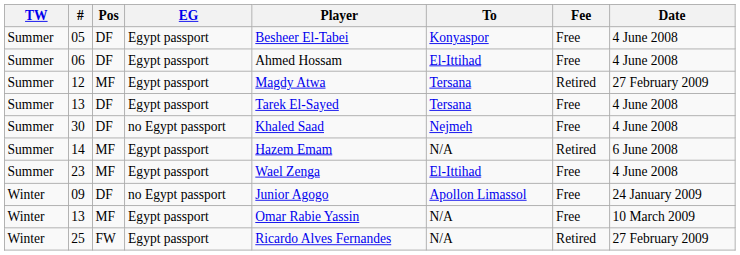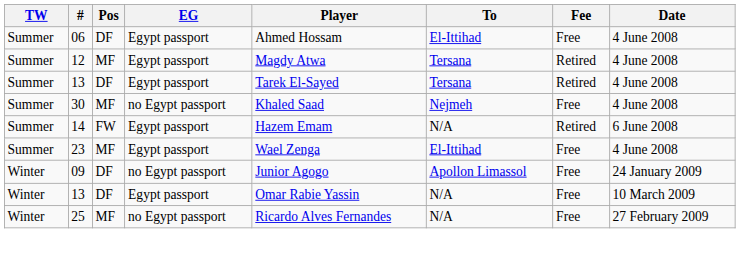- row: (30, 38)
(661, 82) 27 February 2009 -> (645, 60) 4 June 2008
(568, 105) Free -> (576, 82) Retired
(104, 127) DF -> (105, 105) MF
(105, 149) MF -> (106, 127) FW
(105, 216) MF -> (104, 194) DF
(106, 238) FW -> (105, 216) MF
(168, 238) Egypt passport -> (177, 216) no Egypt passport
(576, 238) Retired -> (568, 216) Free
